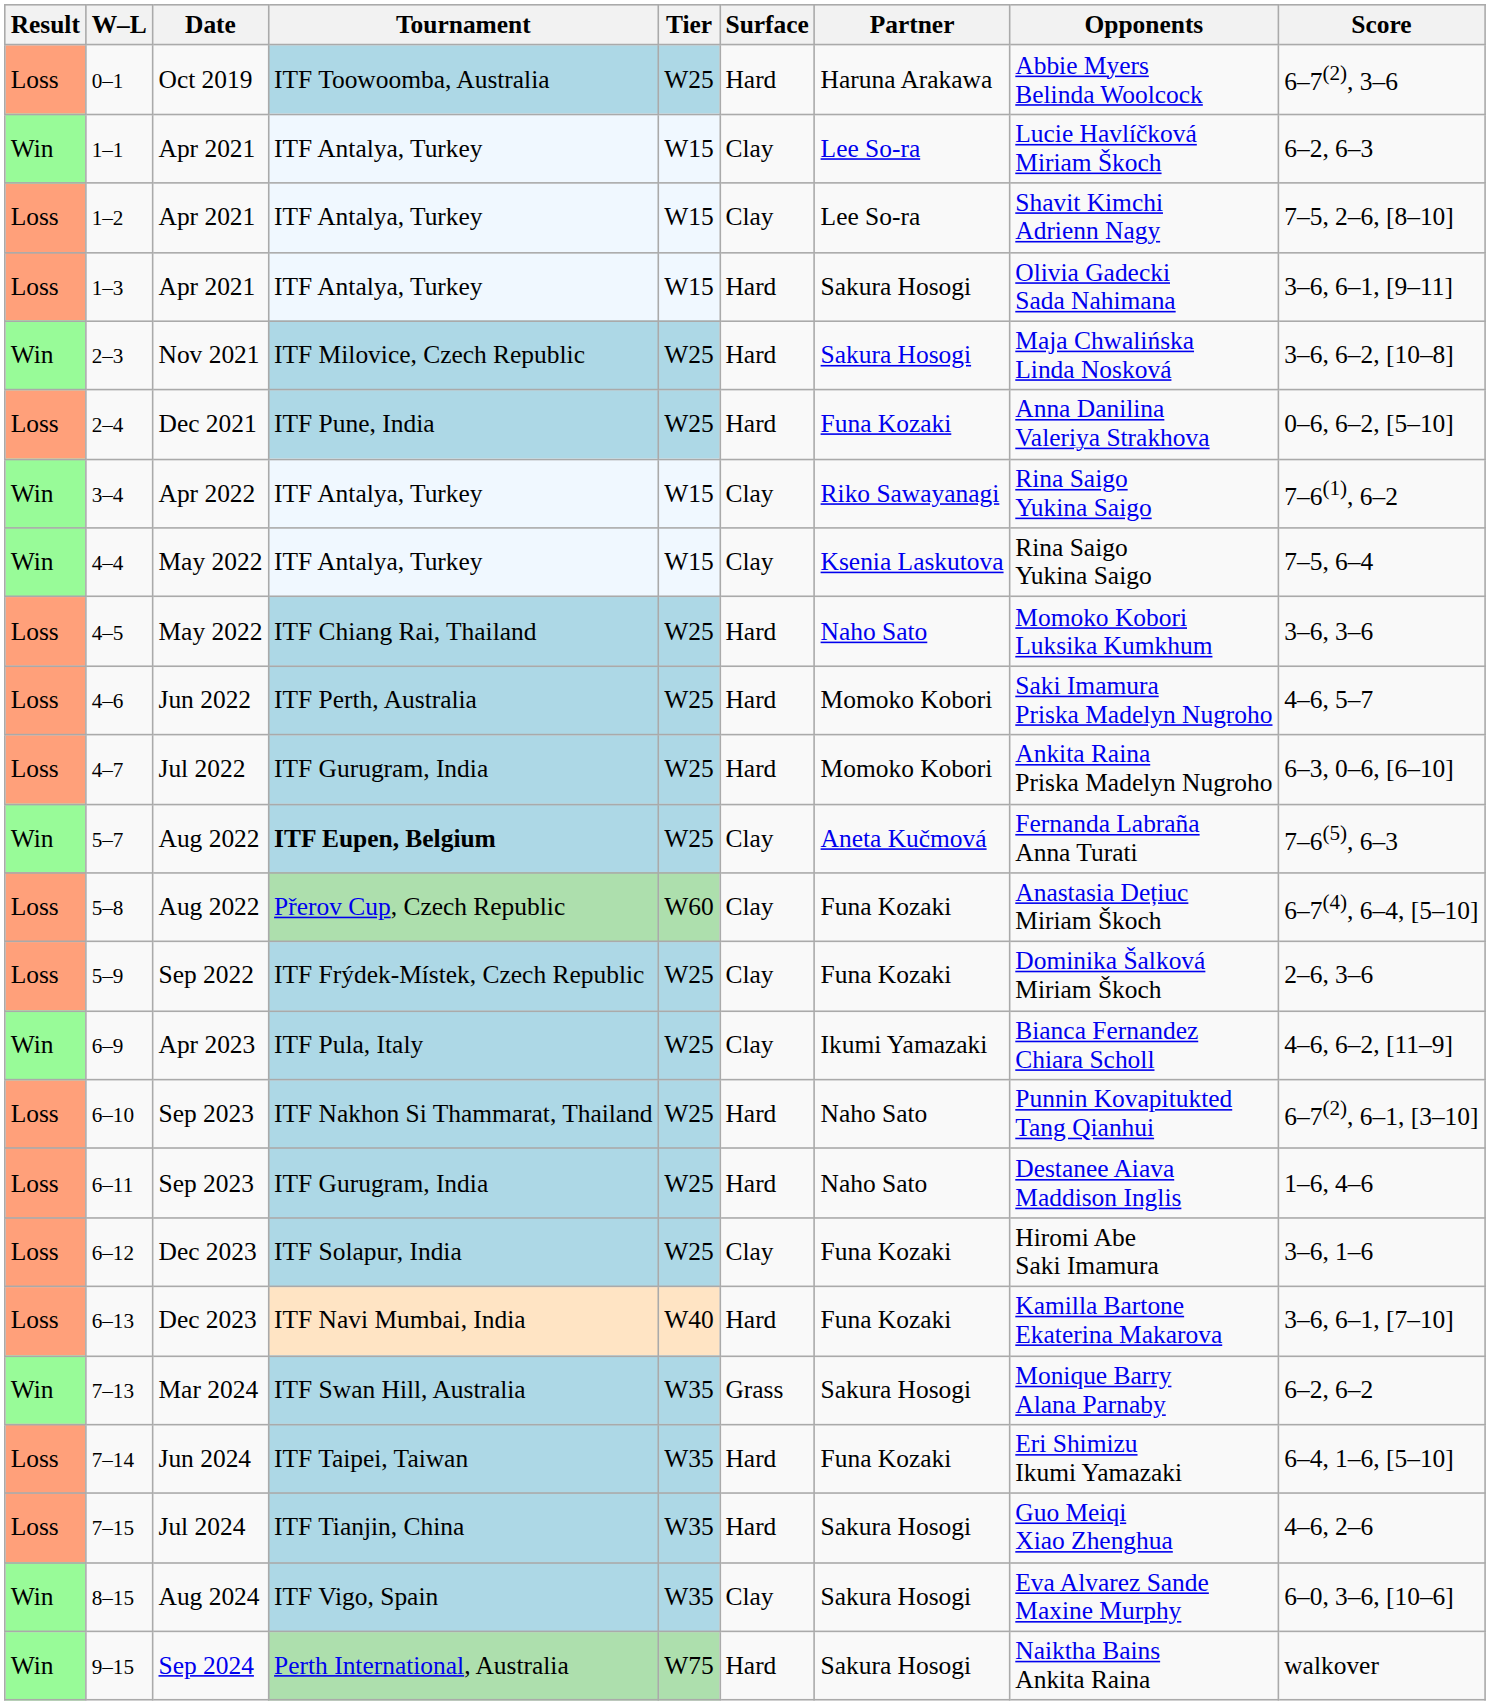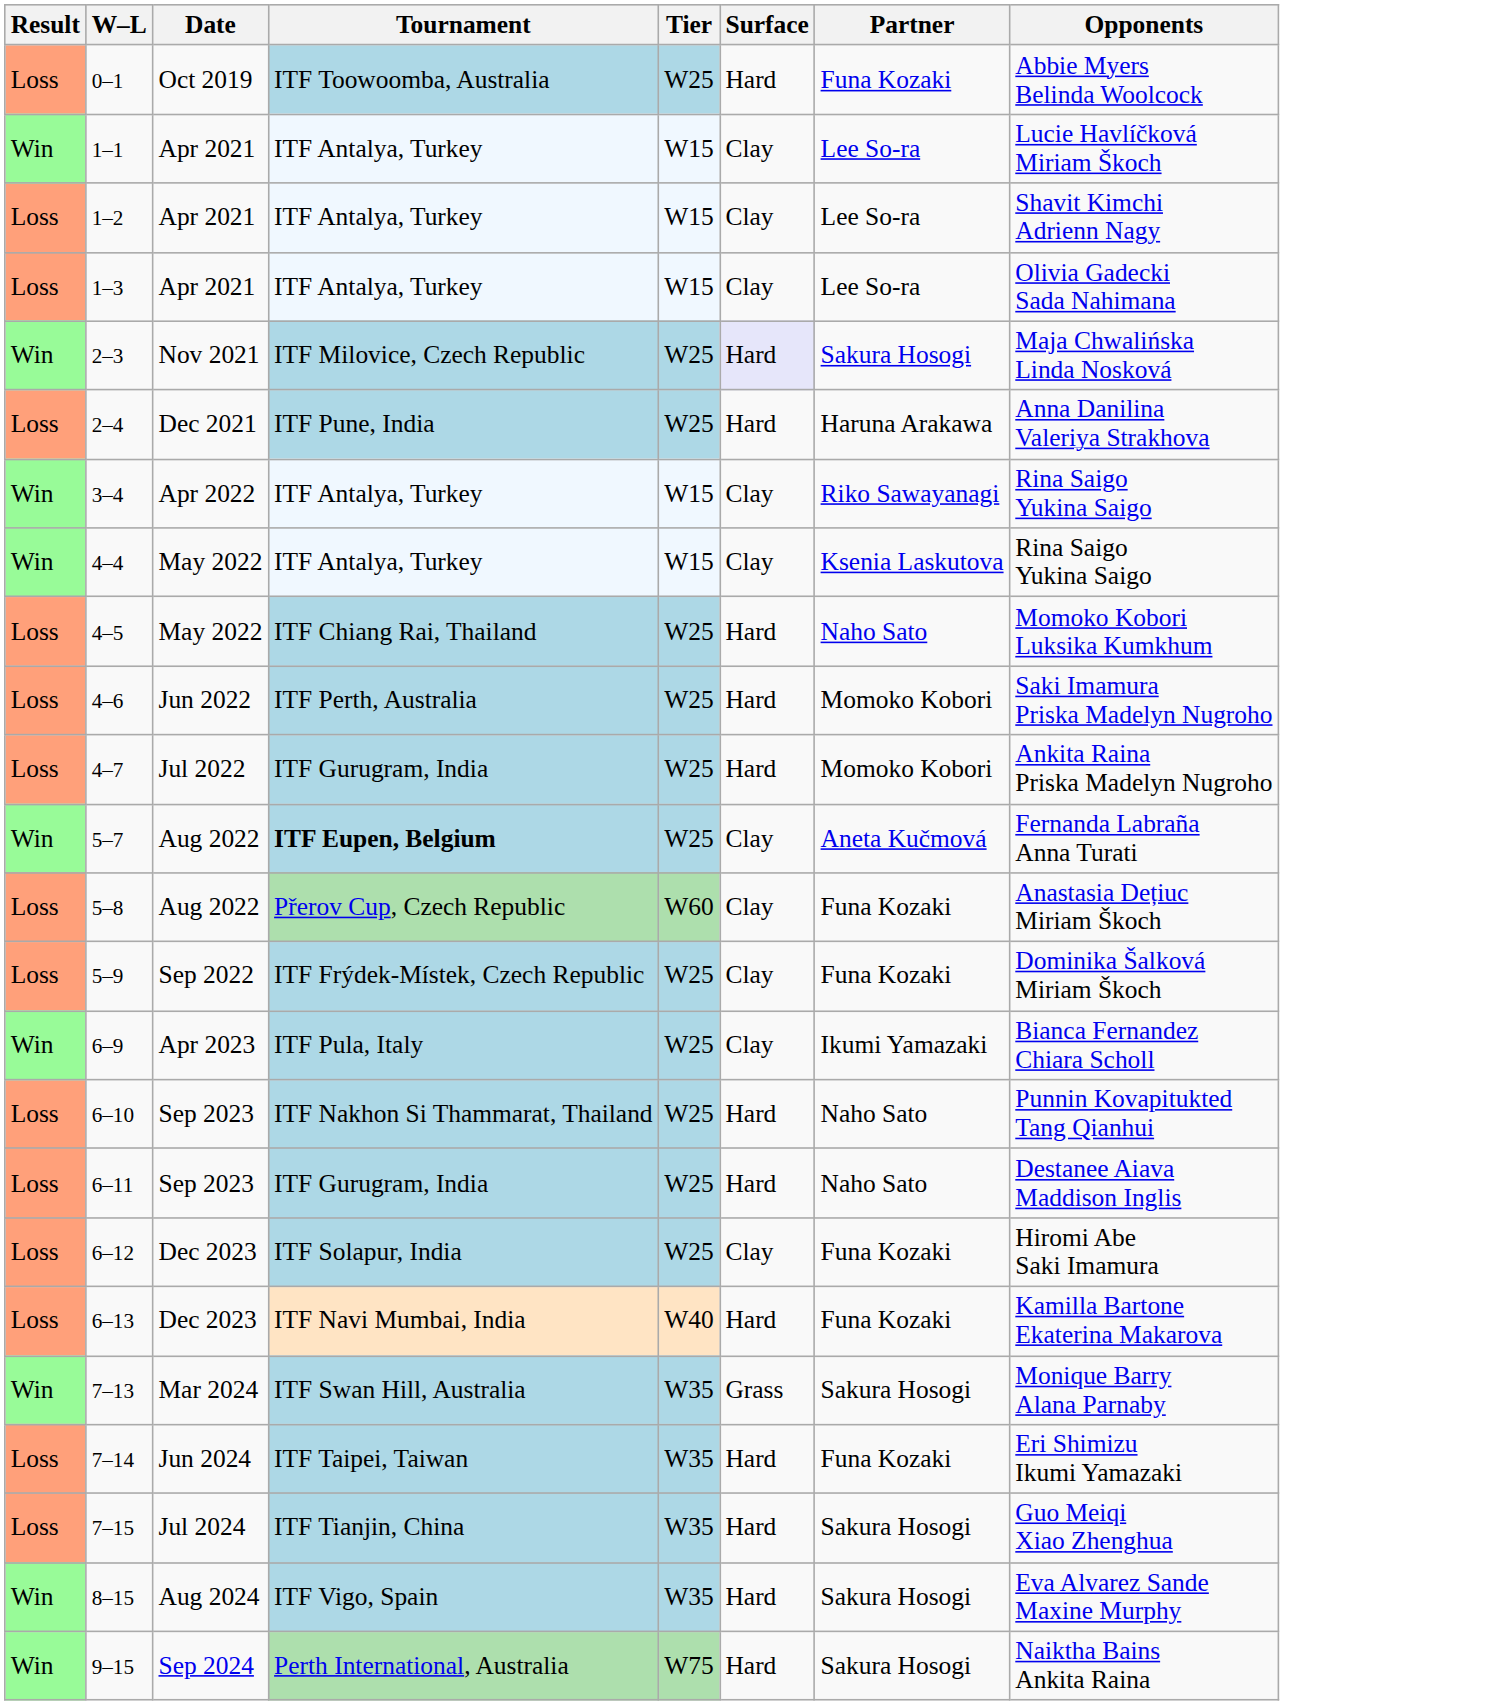- column: (1381, 24)
(906, 79) Haruna Arakawa -> (886, 79) Funa Kozaki
(751, 286) Hard -> (750, 286) Clay
(896, 286) Sakura Hosogi -> (870, 286) Lee So-ra
(751, 355) no background -> (751, 355) lavender background
(886, 424) Funa Kozaki -> (906, 424) Haruna Arakawa
(750, 1596) Clay -> (751, 1596) Hard
